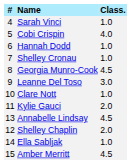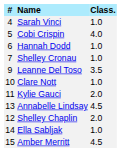- row: (58, 70)
(106, 82) 3.0 -> (96, 70) 3.5
